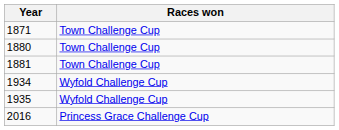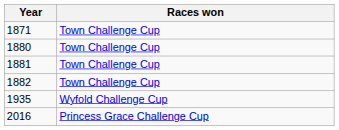+ row: (19, 82)
- row: (19, 82)
